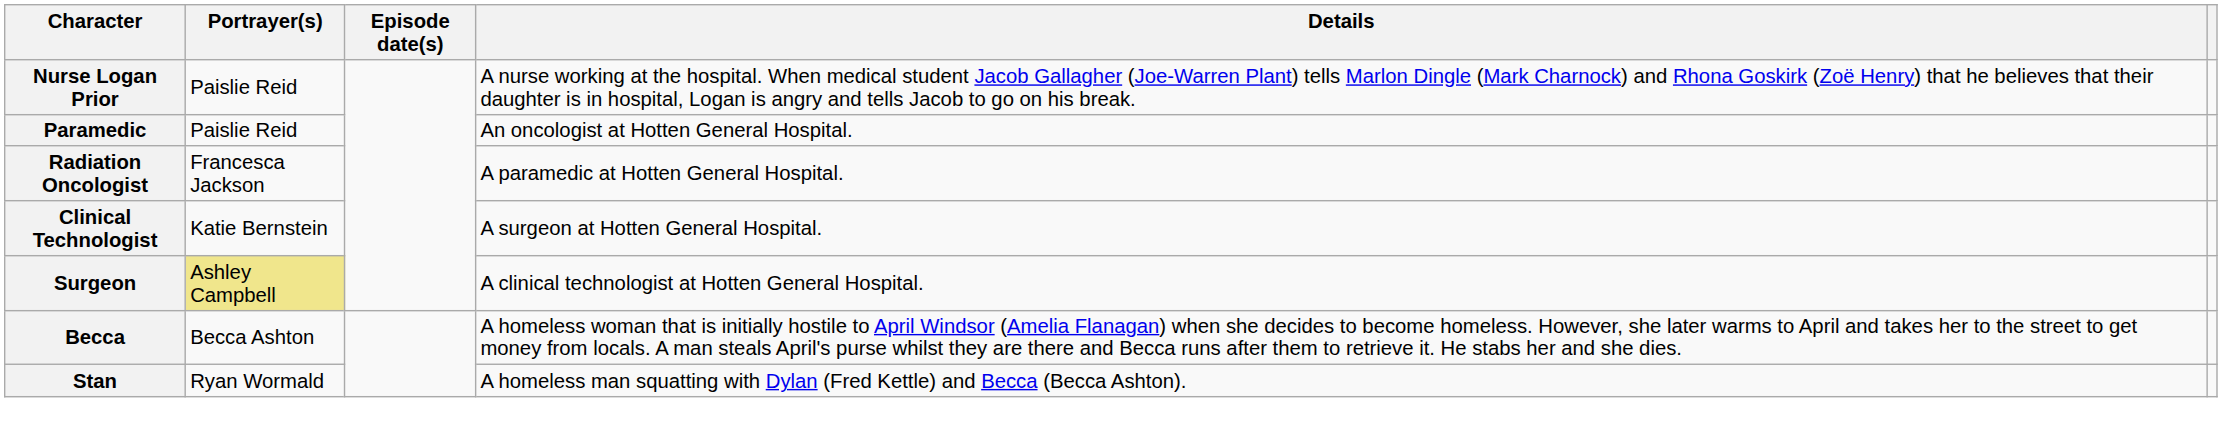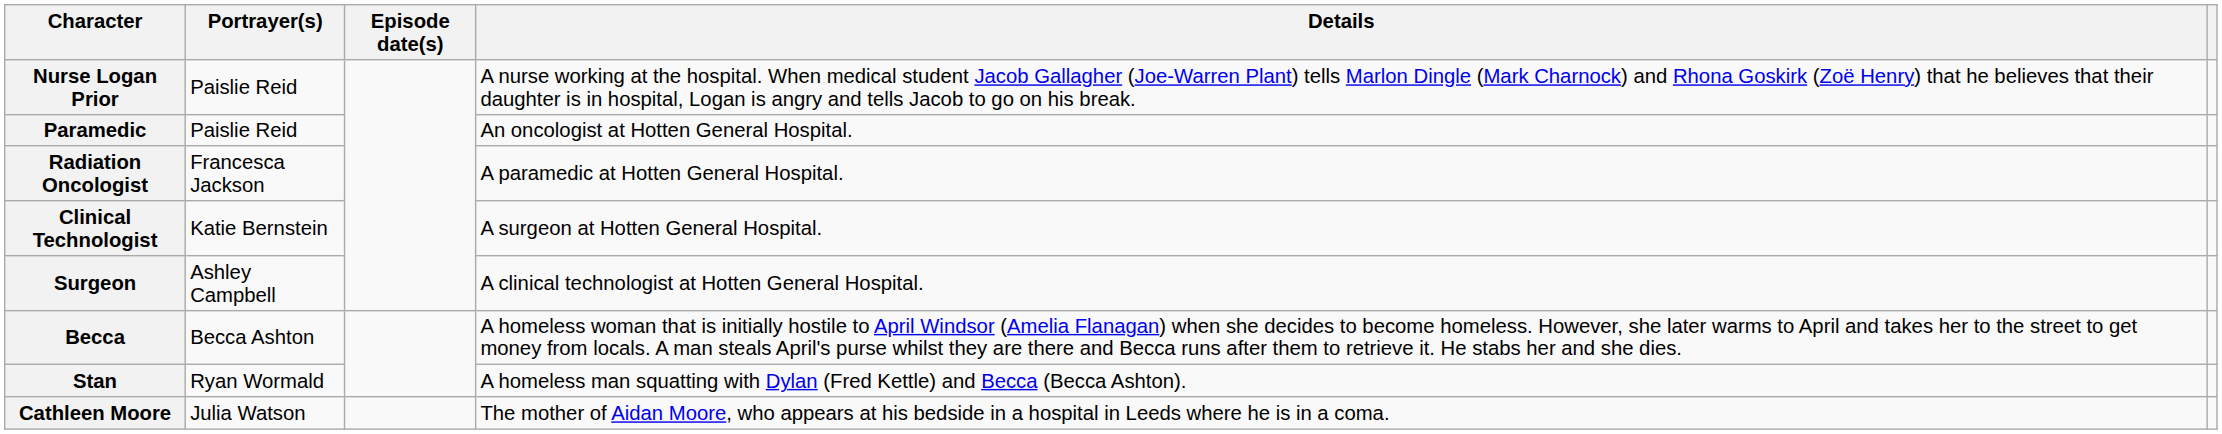(233, 283) khaki background -> (233, 283) no background
+ row: (95, 413)
